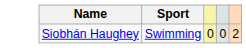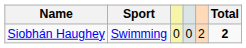+ column: (225, 14)
